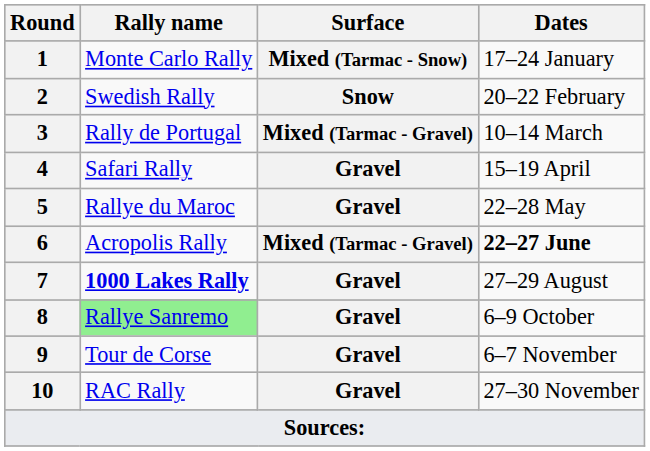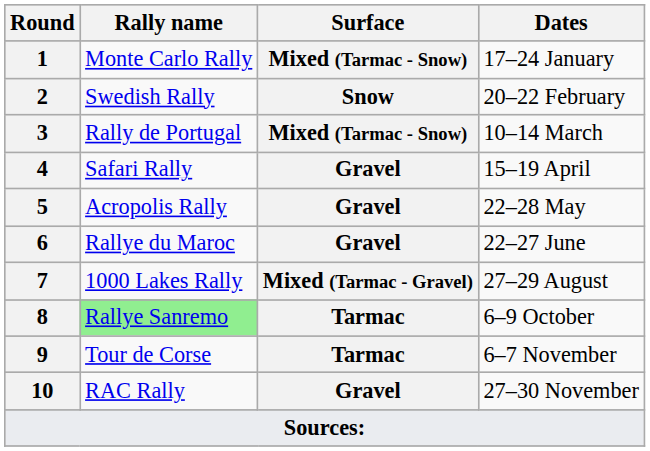(368, 132) Mixed (Tarmac - Gravel) -> (368, 132) Mixed (Tarmac - Snow)
(160, 206) Rallye du Maroc -> (156, 206) Acropolis Rally
(156, 243) Acropolis Rally -> (160, 243) Rallye du Maroc
(368, 243) Mixed (Tarmac - Gravel) -> (368, 243) Gravel
(537, 243) bold -> (535, 243) normal
(167, 280) bold -> (164, 280) normal
(368, 280) Gravel -> (368, 280) Mixed (Tarmac - Gravel)
(368, 316) Gravel -> (368, 316) Tarmac
(368, 353) Gravel -> (368, 353) Tarmac
